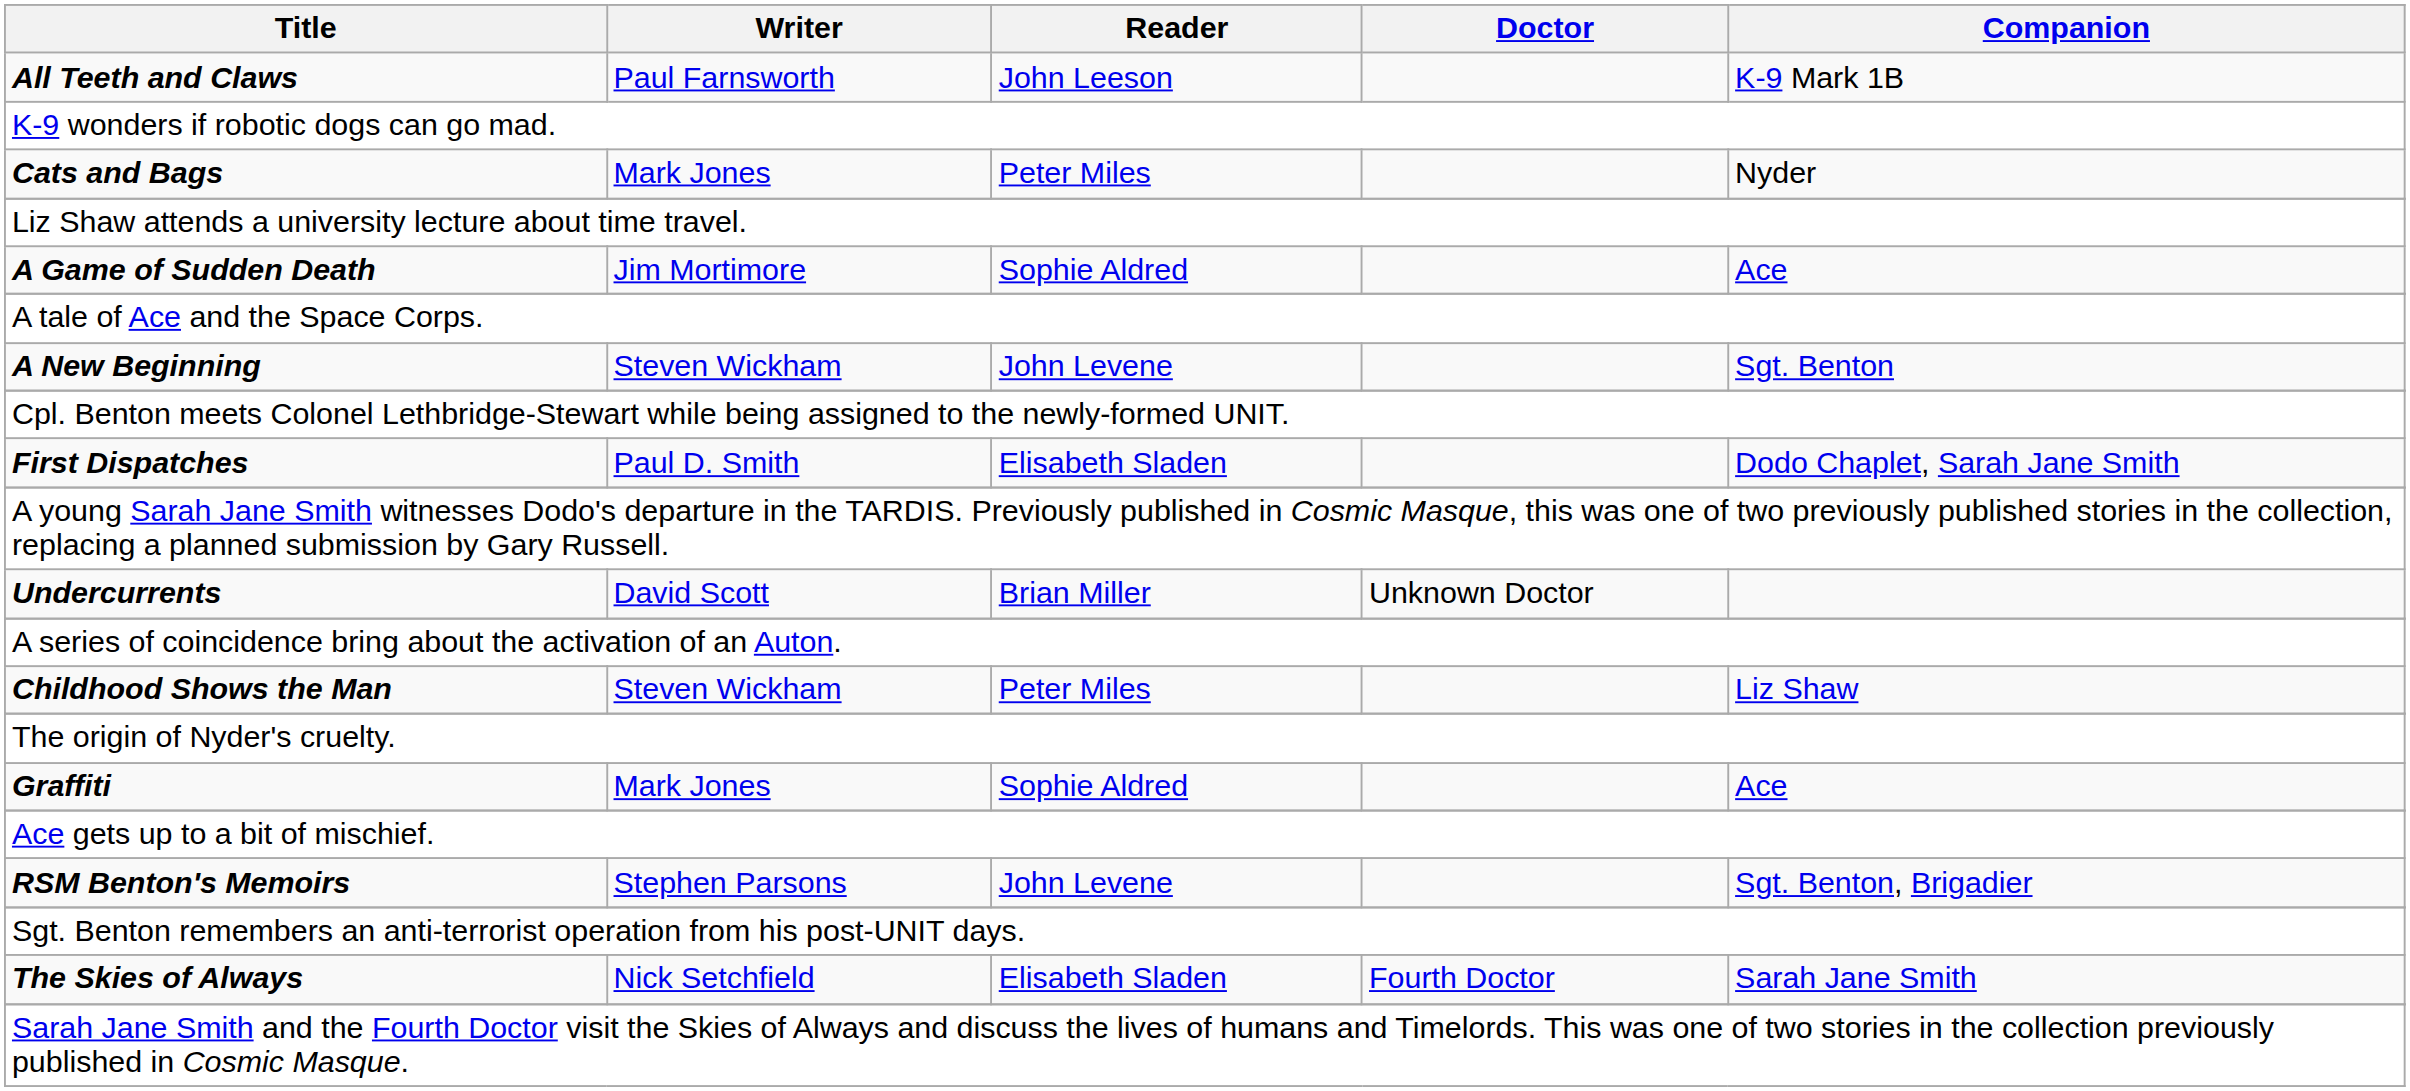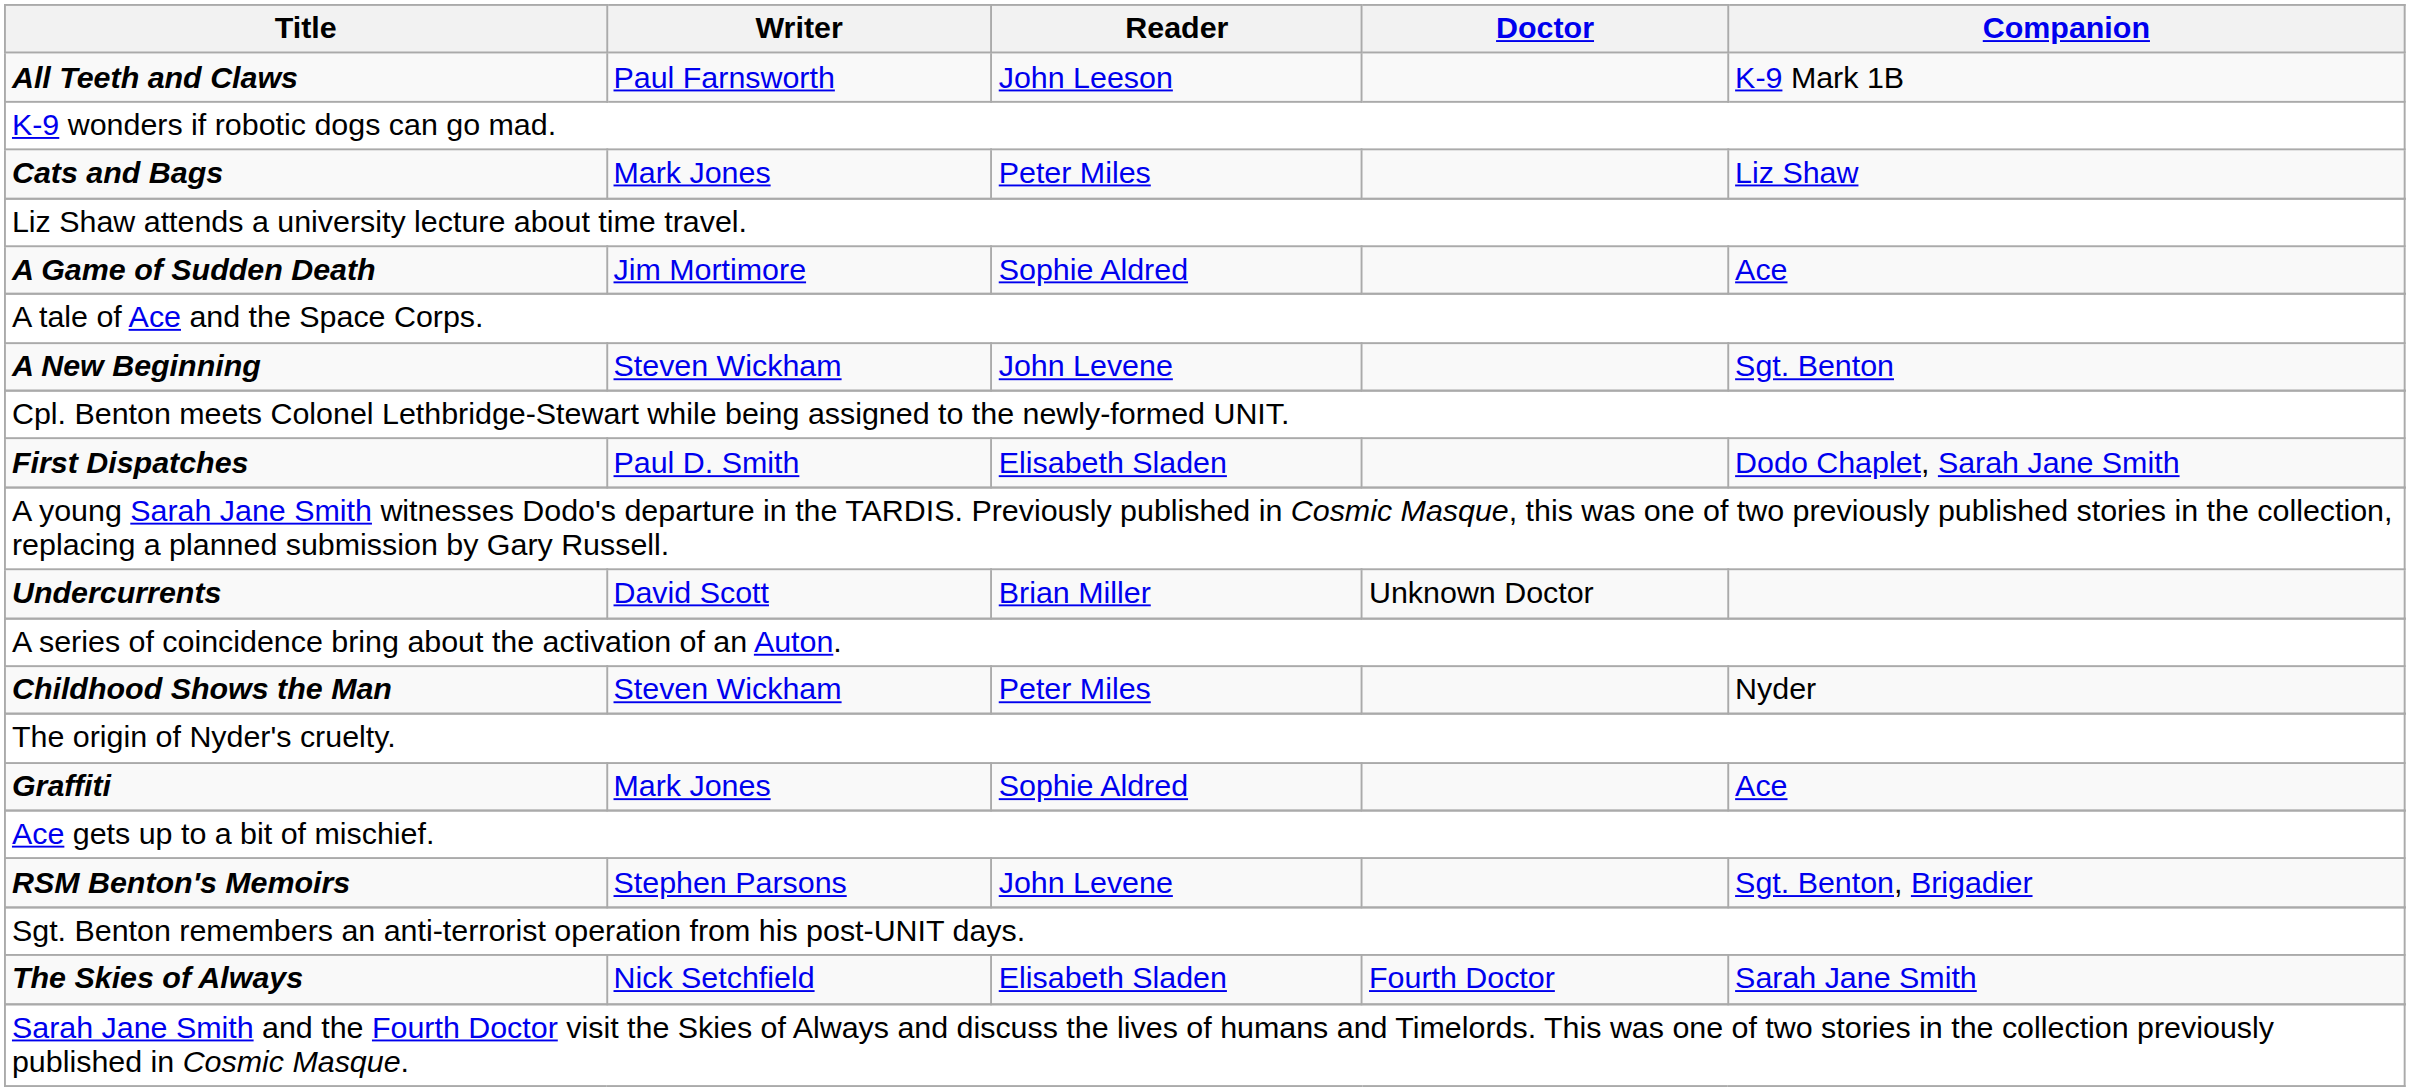(1776, 173) Nyder -> (1797, 173) Liz Shaw
(1797, 689) Liz Shaw -> (1776, 689) Nyder
